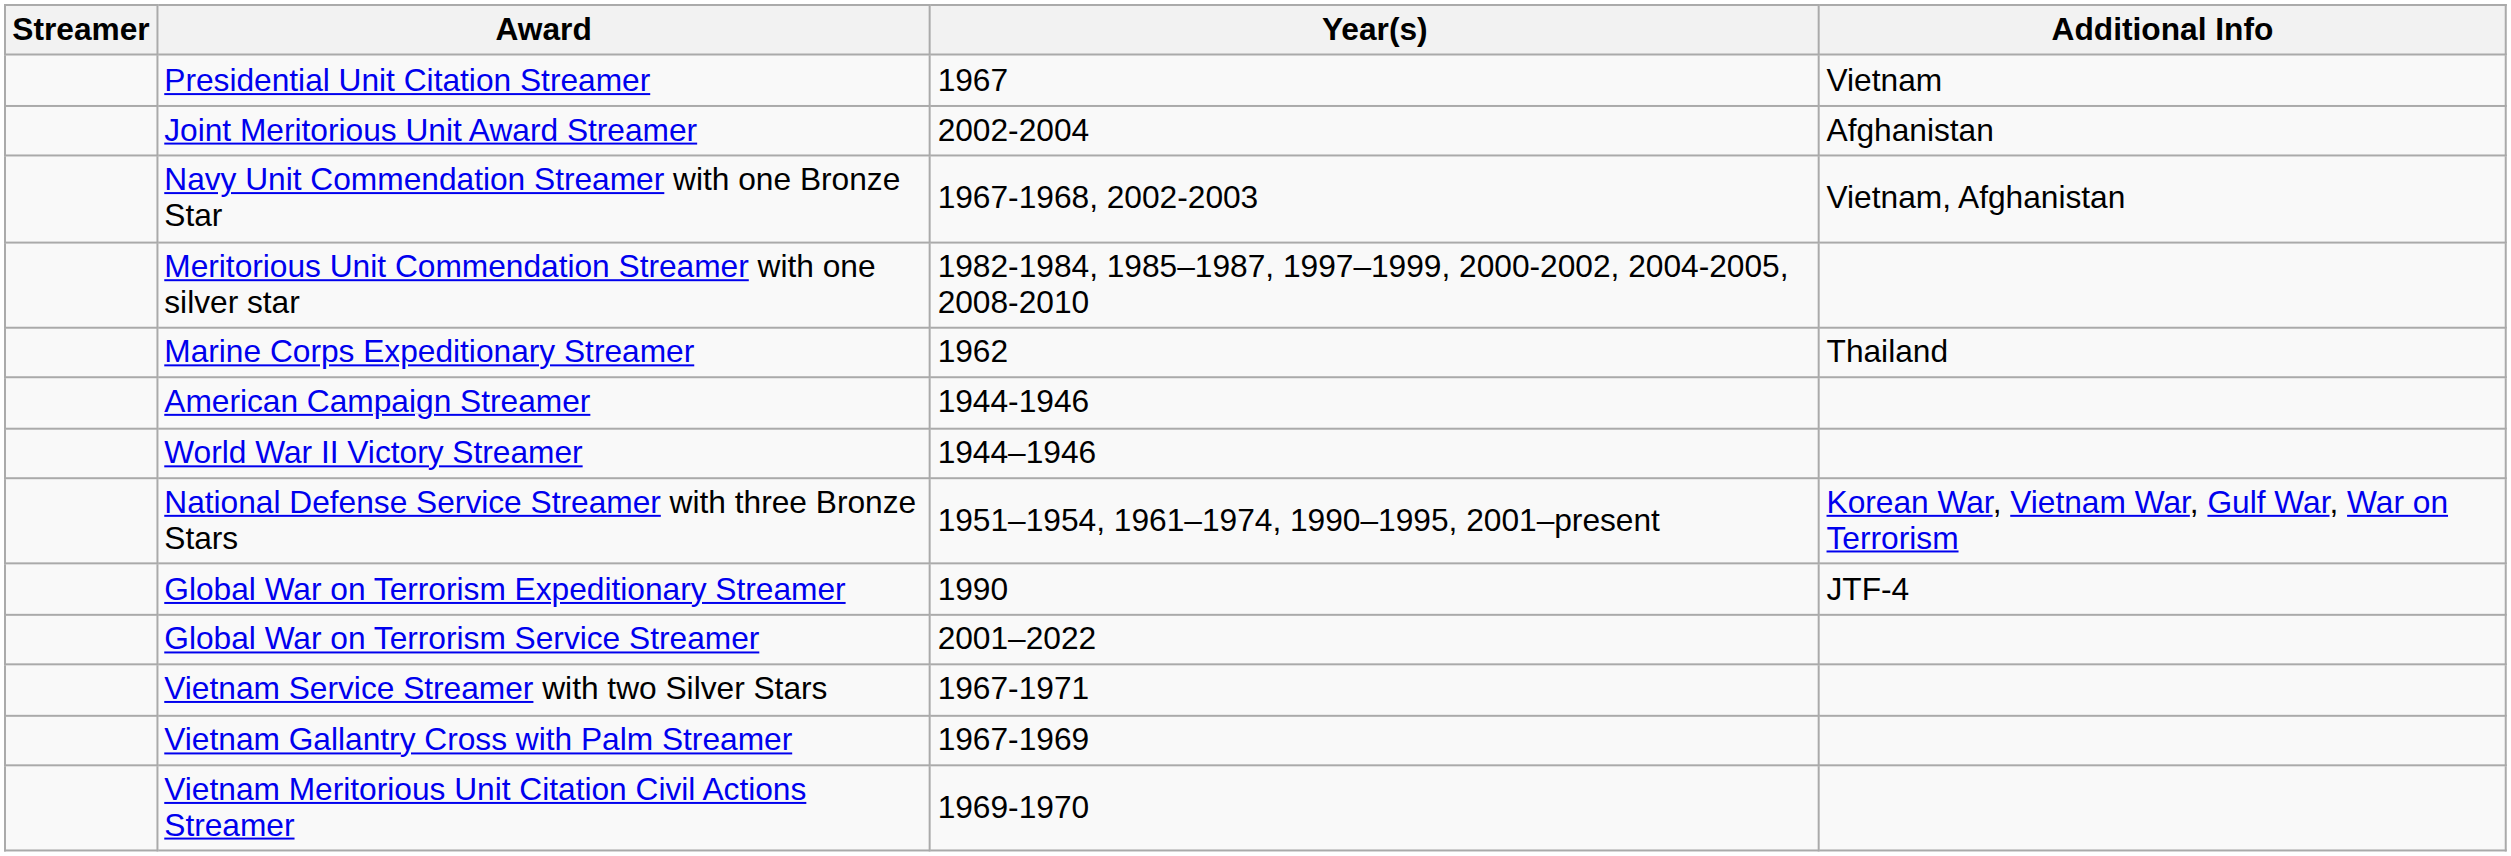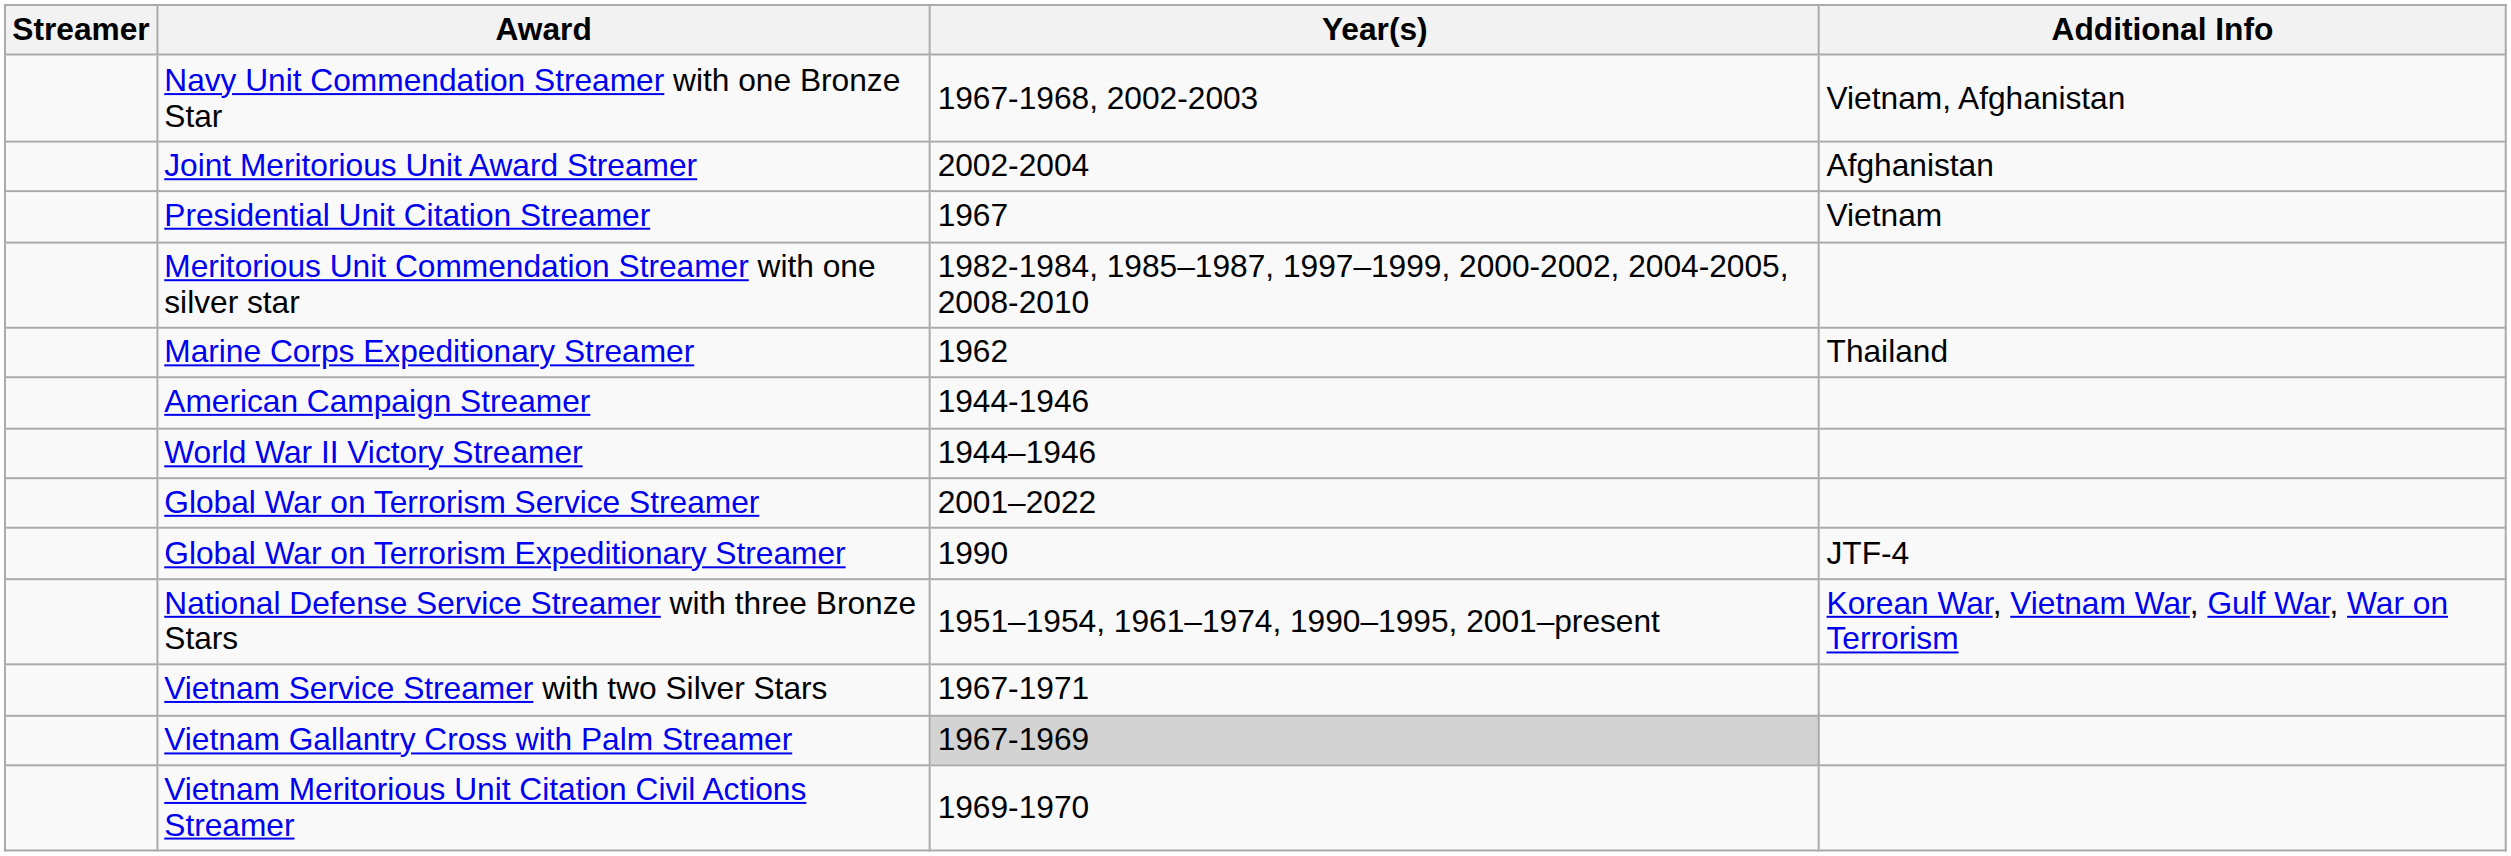rows swapped: (407, 79) <-> (532, 198)
rows swapped: (540, 520) <-> (462, 638)
(1013, 739) no background -> (1013, 739) lightgrey background
